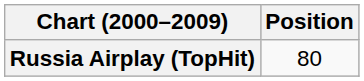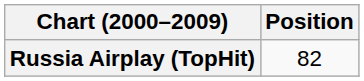(310, 57) 80 -> (310, 57) 82
